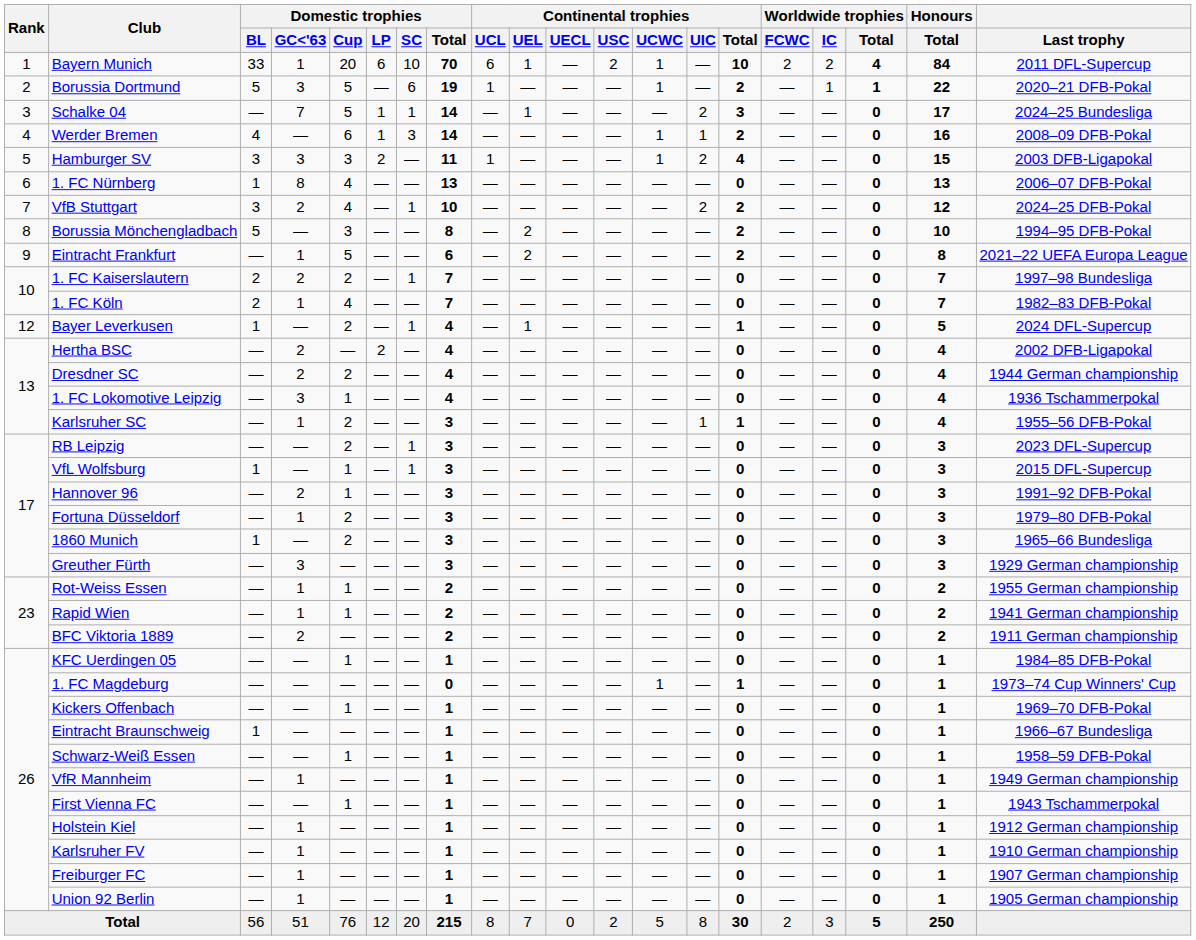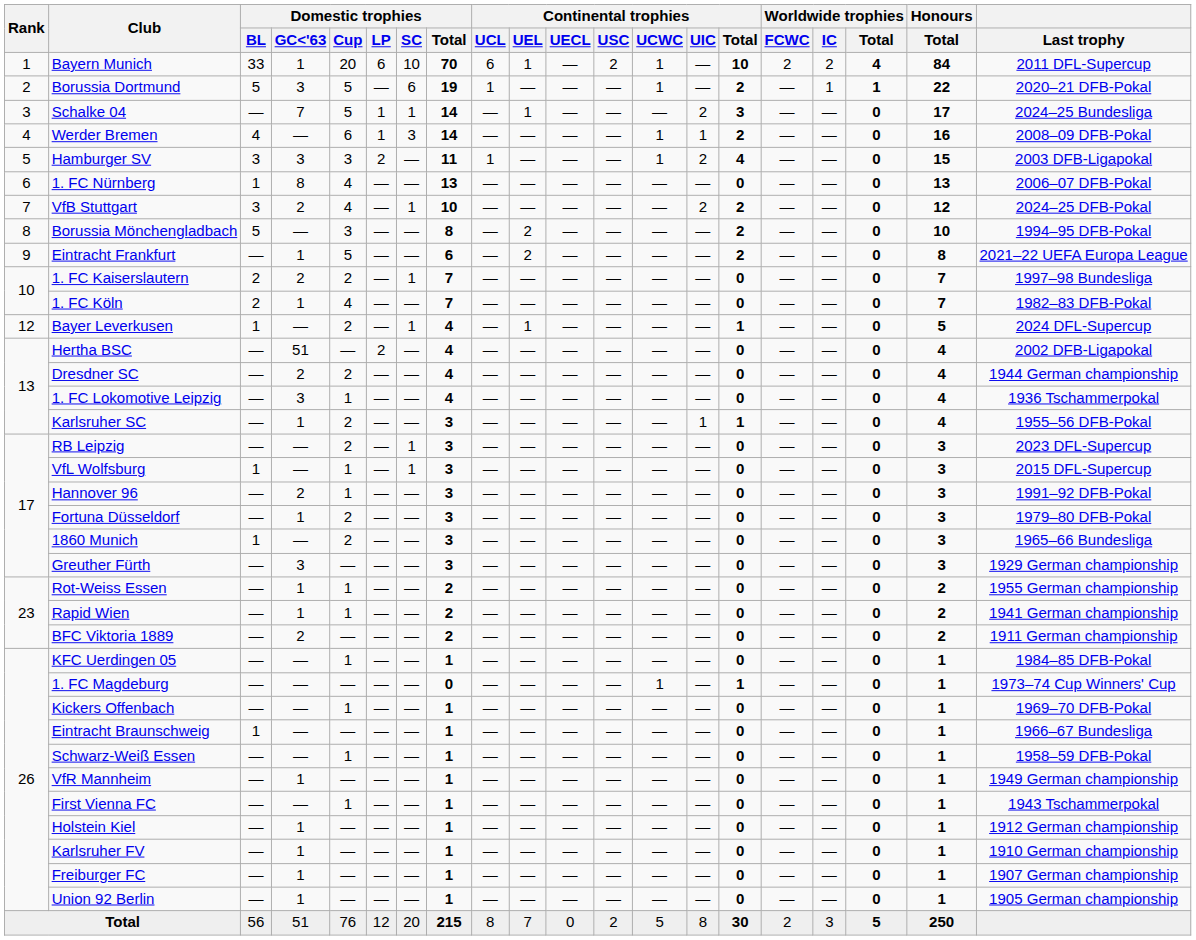(300, 350) 2 -> (300, 350) 51
